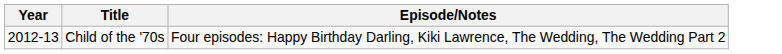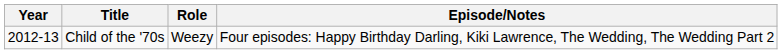+ column: (192, 15)
